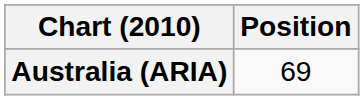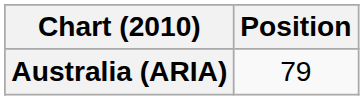(296, 71) 69 -> (296, 71) 79
